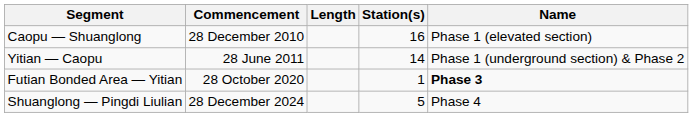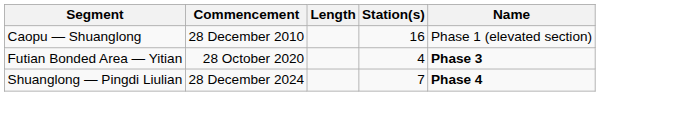- row: (55, 58)
(421, 79) 1 -> (421, 58) 4
(421, 101) 5 -> (421, 79) 7
(456, 101) normal -> (457, 79) bold
